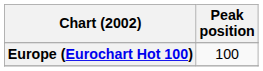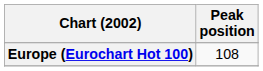(227, 54) 100 -> (227, 54) 108
